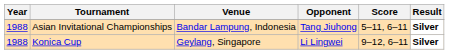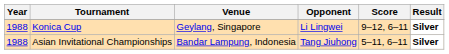rows swapped: (102, 27) <-> (57, 42)
